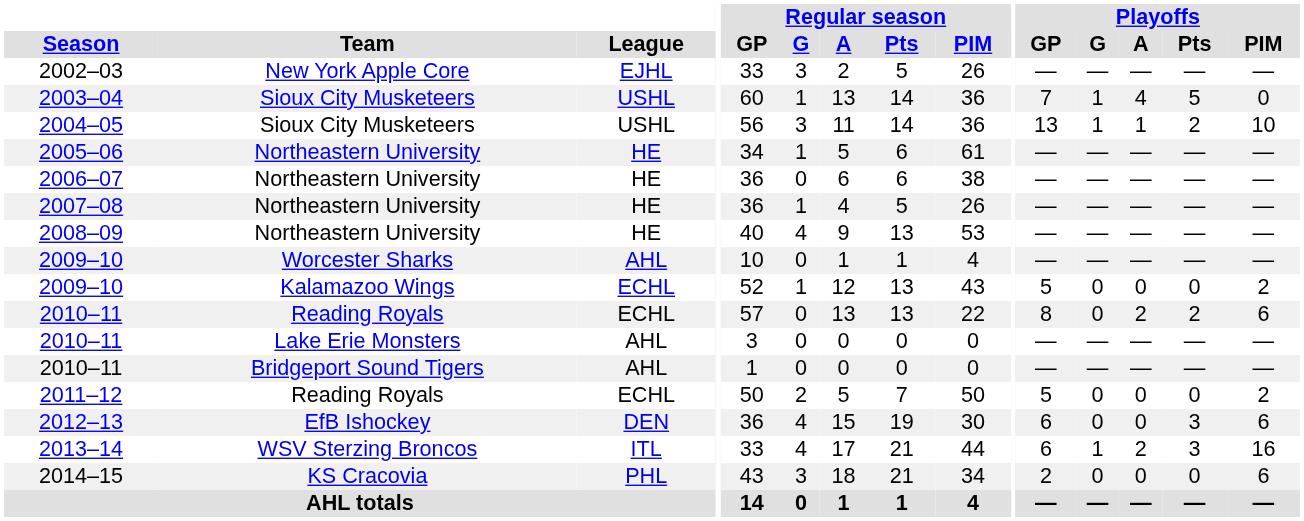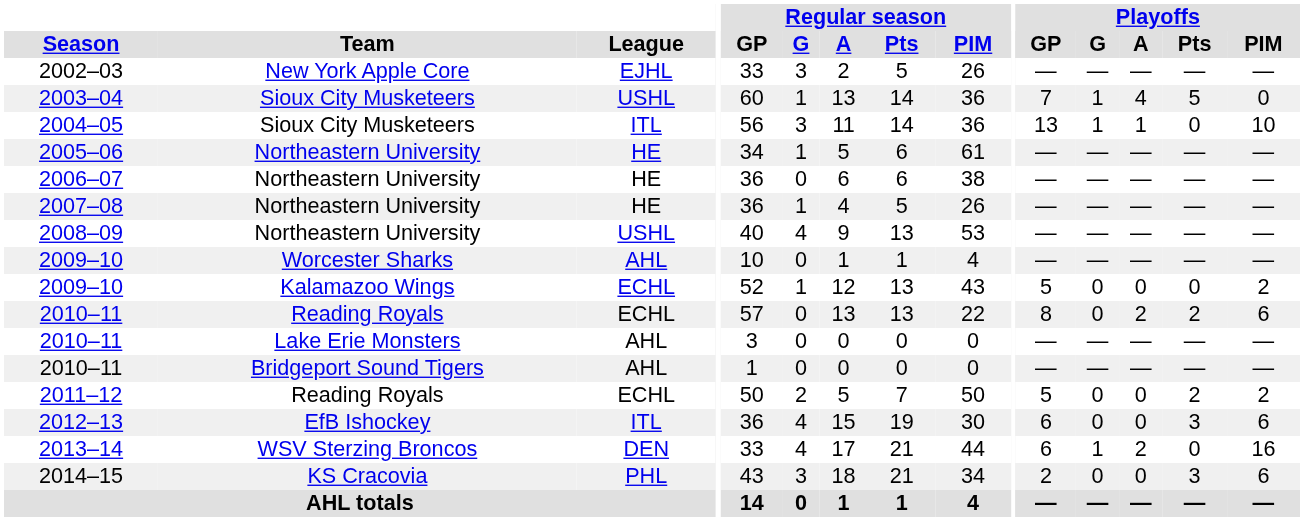(646, 125) USHL -> (646, 125) ITL
(1195, 125) 2 -> (1195, 125) 0
(646, 233) HE -> (646, 233) USHL
(1195, 395) 0 -> (1195, 395) 2
(646, 422) DEN -> (646, 422) ITL
(646, 449) ITL -> (646, 449) DEN
(1195, 449) 3 -> (1195, 449) 0
(1195, 476) 0 -> (1195, 476) 3
